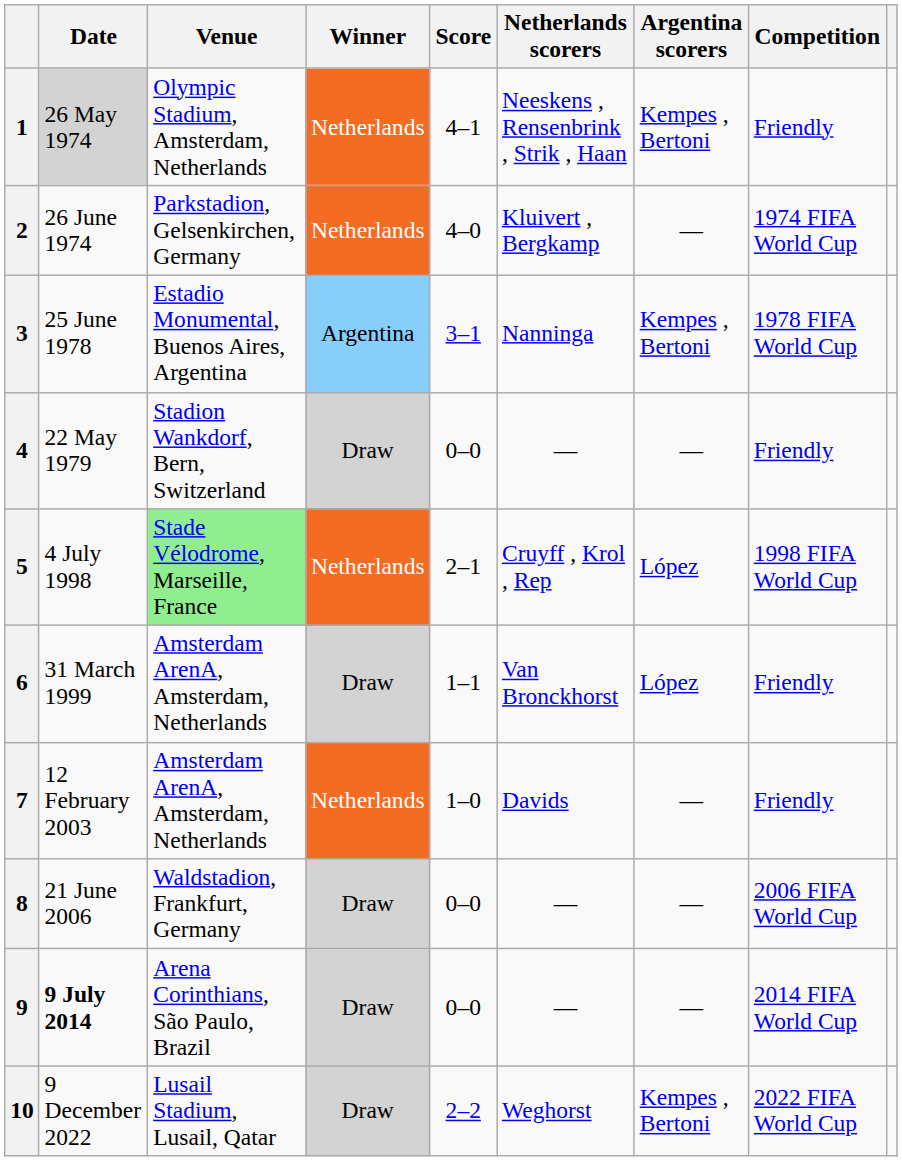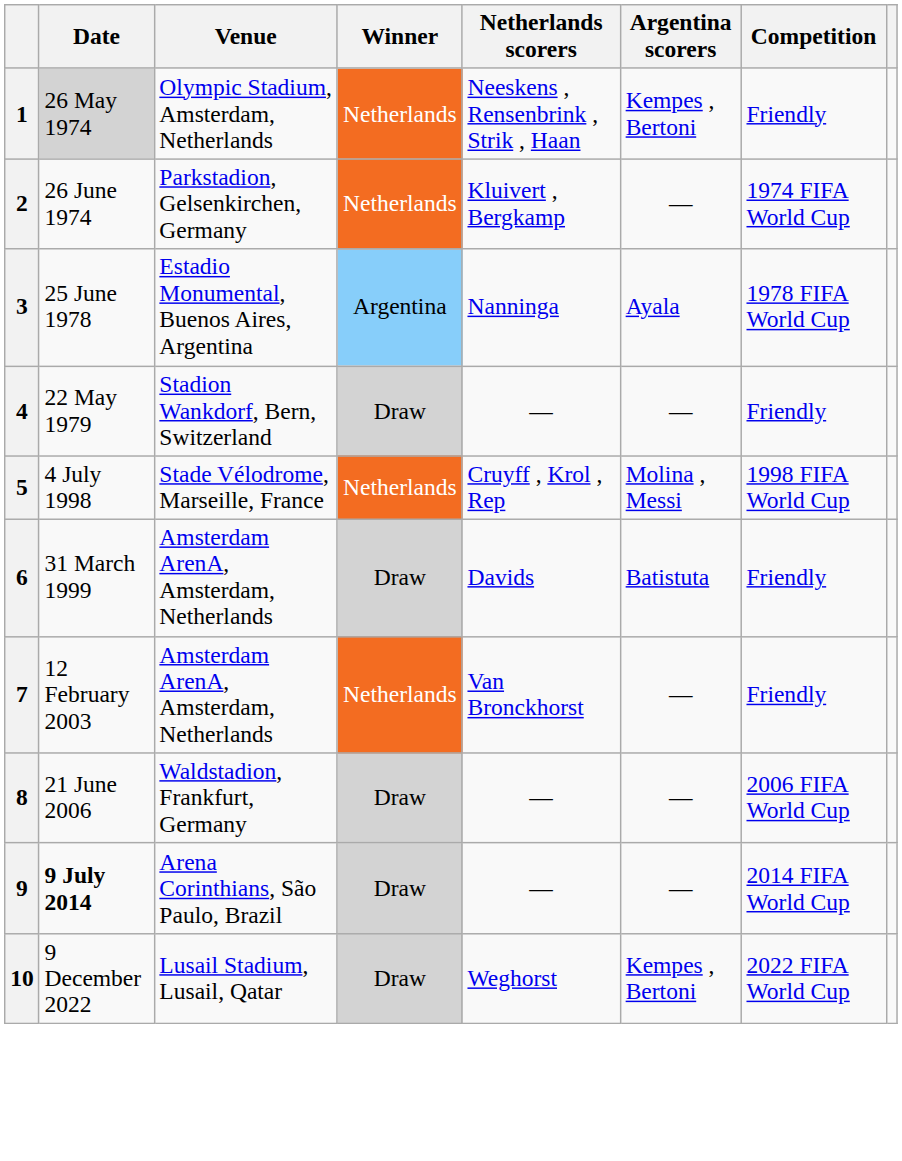- column: (463, 36)
(684, 333) Kempes , Bertoni -> (653, 307) Ayala
(209, 566) lightgreen background -> (244, 487) no background
(669, 566) López -> (666, 487) Molina , Messi
(560, 683) Van Bronckhorst -> (501, 577) Davids
(669, 683) López -> (667, 577) Batistuta
(535, 800) Davids -> (526, 694) Van Bronckhorst
